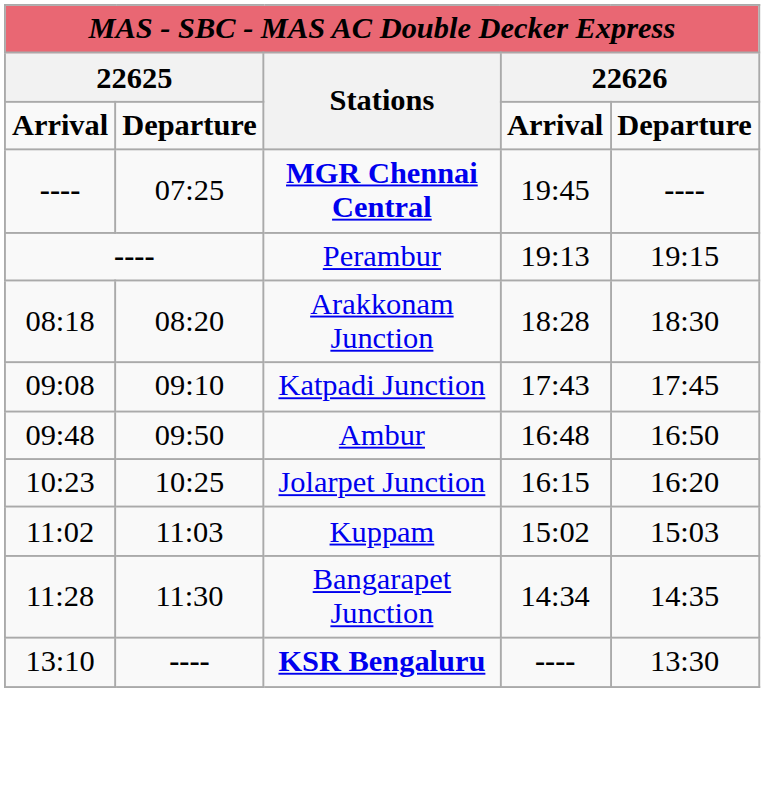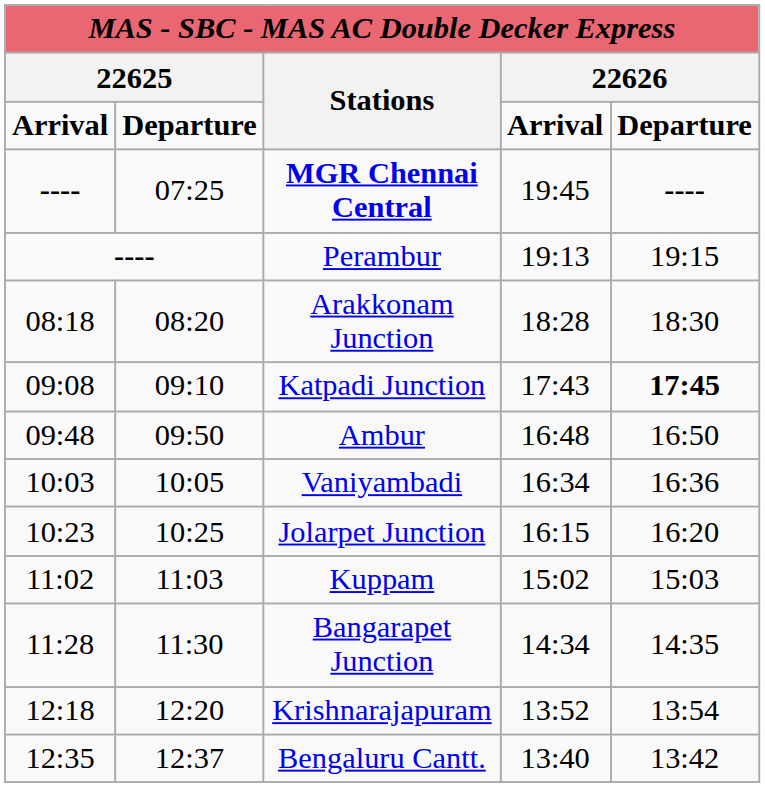(685, 386) normal -> (685, 386) bold
+ row: (382, 482)
+ row: (382, 709)
+ row: (382, 757)
- row: (382, 661)
